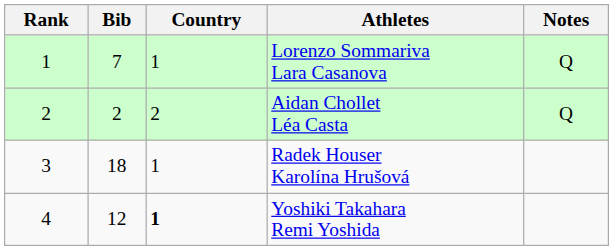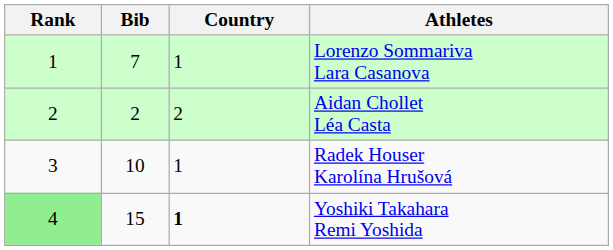- column: (566, 19)
(117, 166) 18 -> (135, 166) 10
(46, 218) no background -> (53, 218) lightgreen background
(117, 218) 12 -> (135, 218) 15
